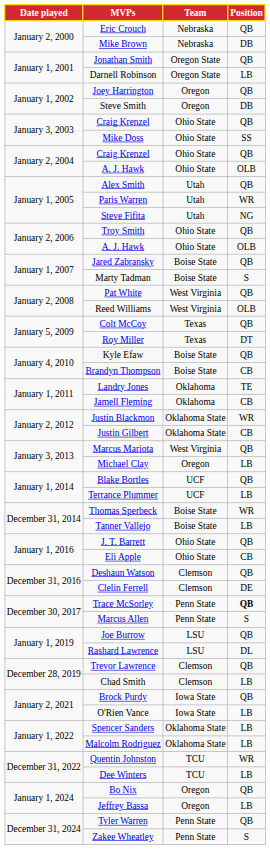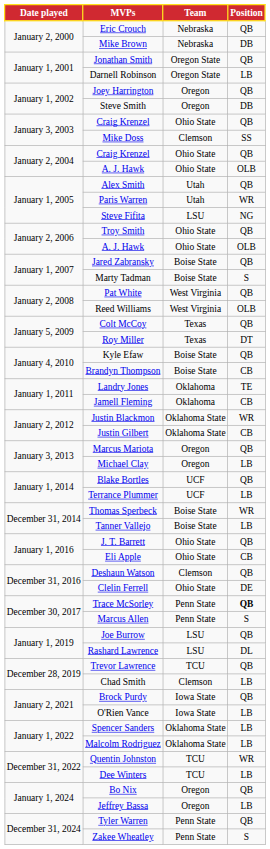(195, 138) Ohio State -> (195, 138) Clemson
(195, 215) Utah -> (195, 215) LSU
(195, 448) West Virginia -> (195, 448) Oregon
(195, 588) Clemson -> (195, 588) Ohio State
(195, 666) Clemson -> (195, 666) TCU
